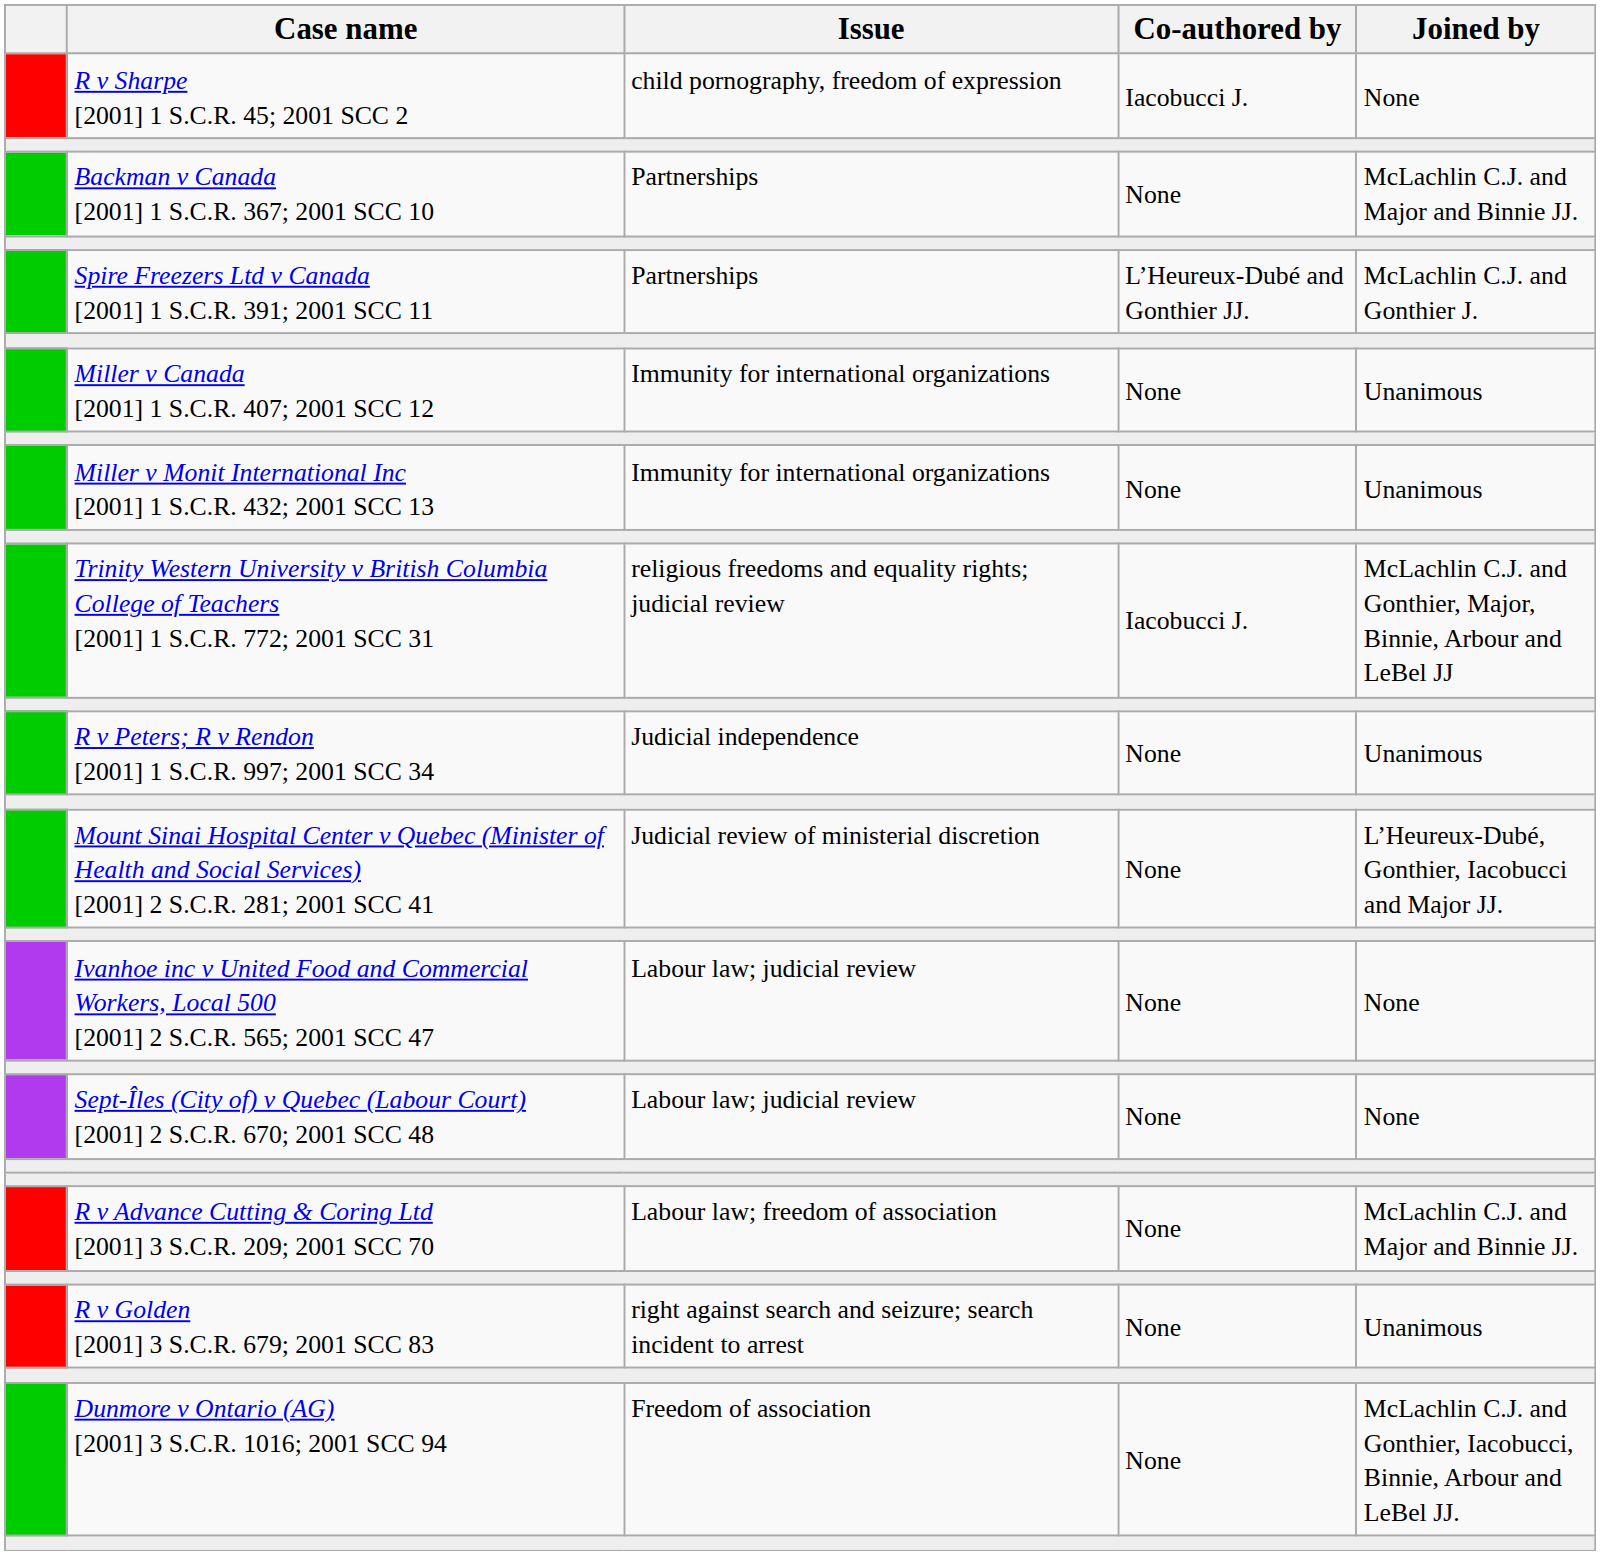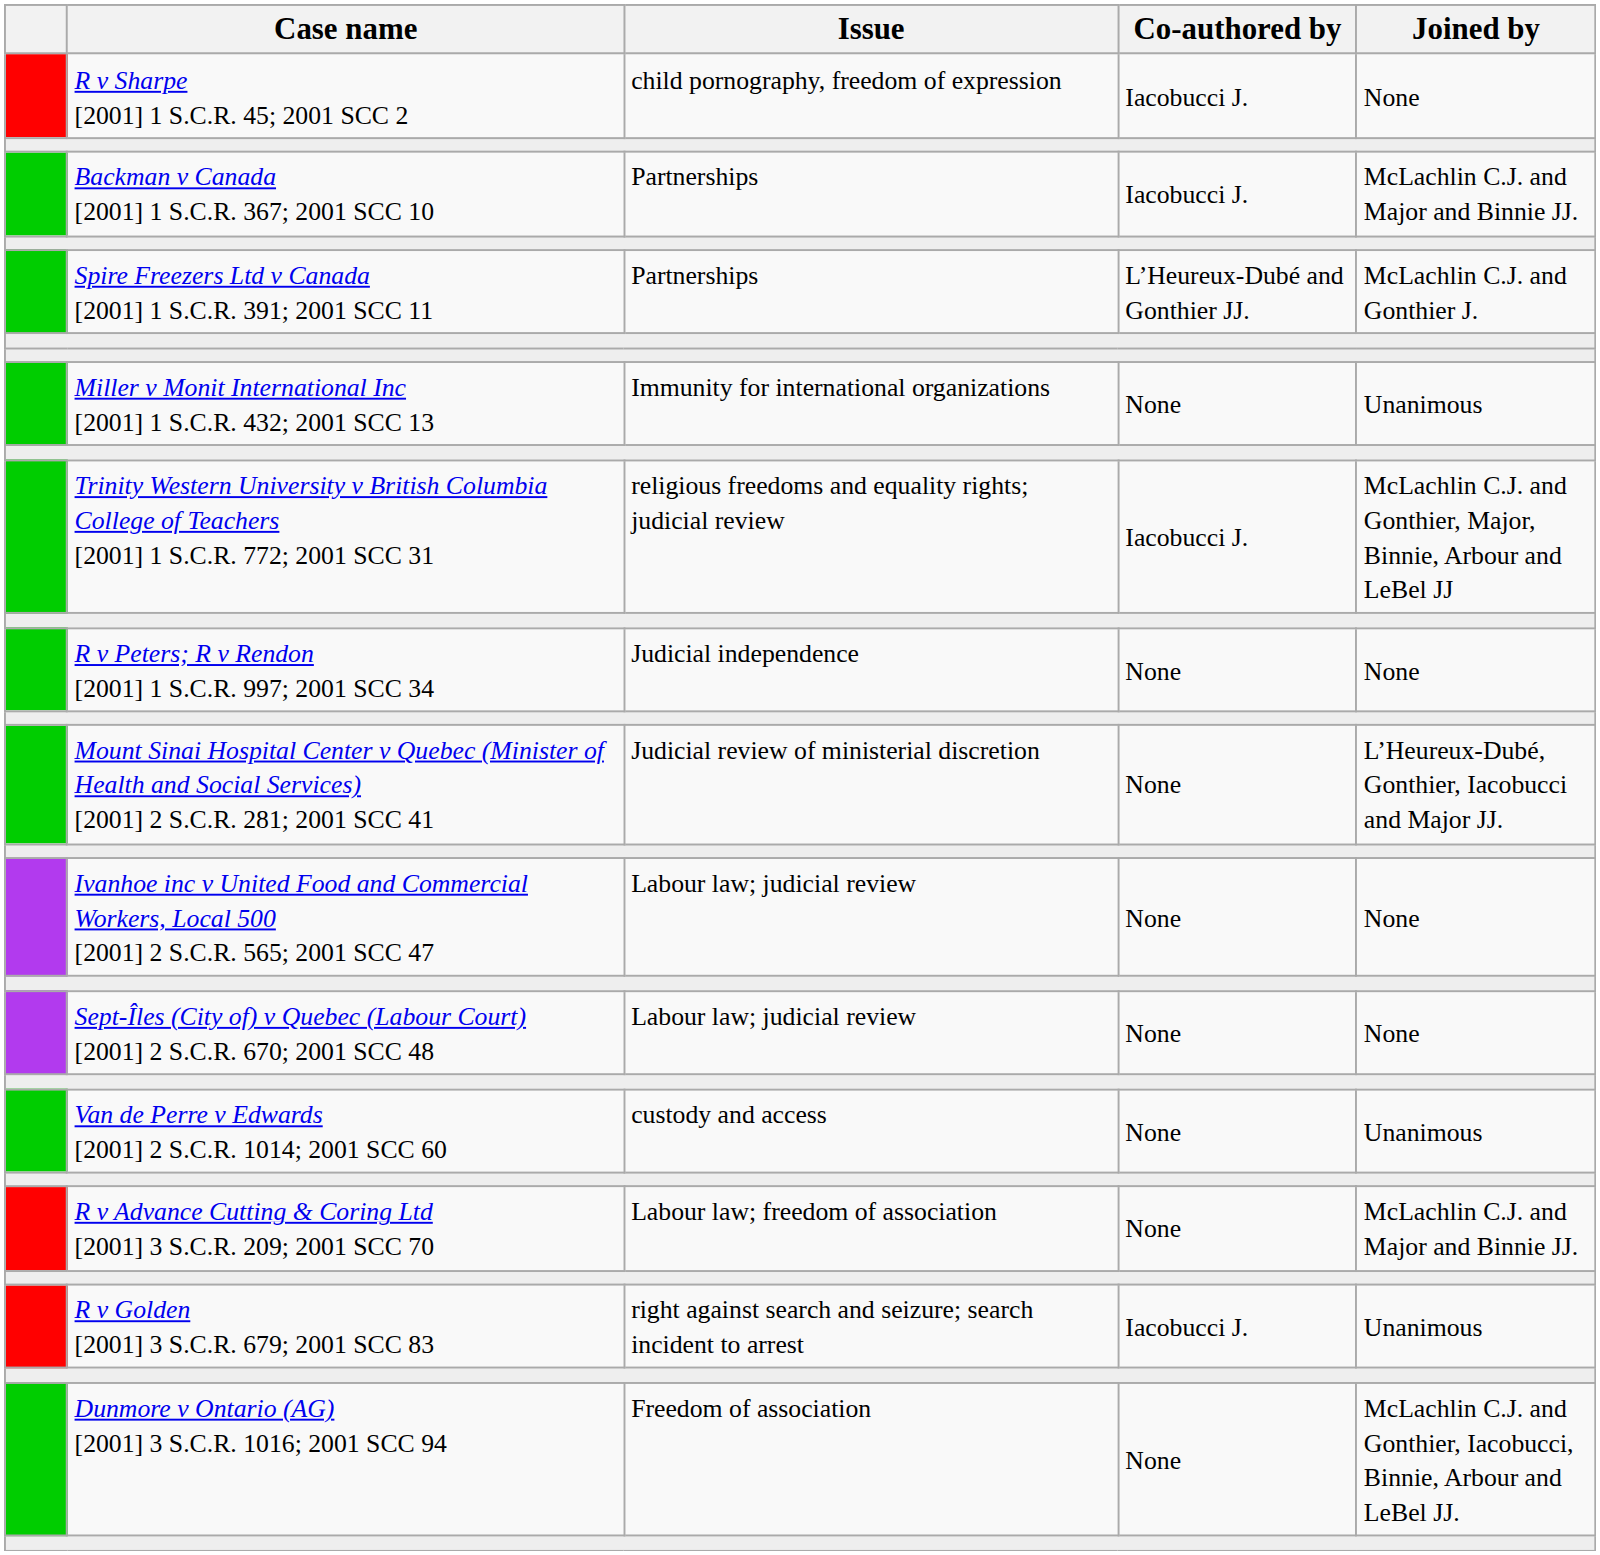(1153, 195) None -> (1187, 195) Iacobucci J.
- row: (254, 391)
(1423, 754) Unanimous -> (1392, 670) None
+ row: (261, 1131)
(1153, 1327) None -> (1187, 1327) Iacobucci J.
